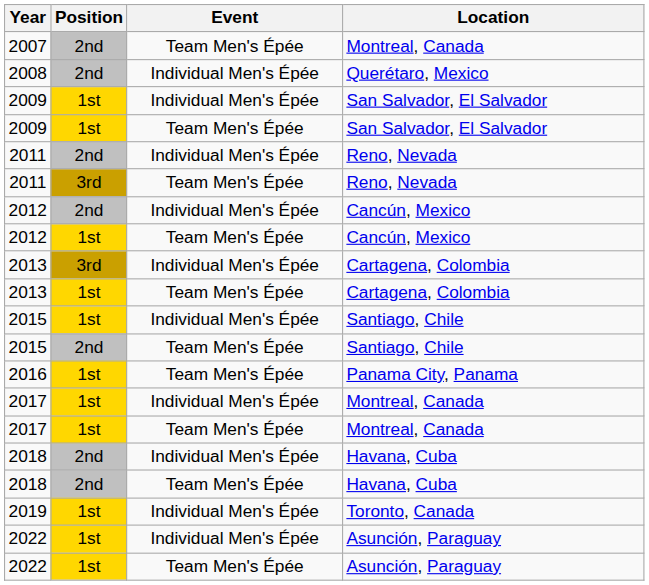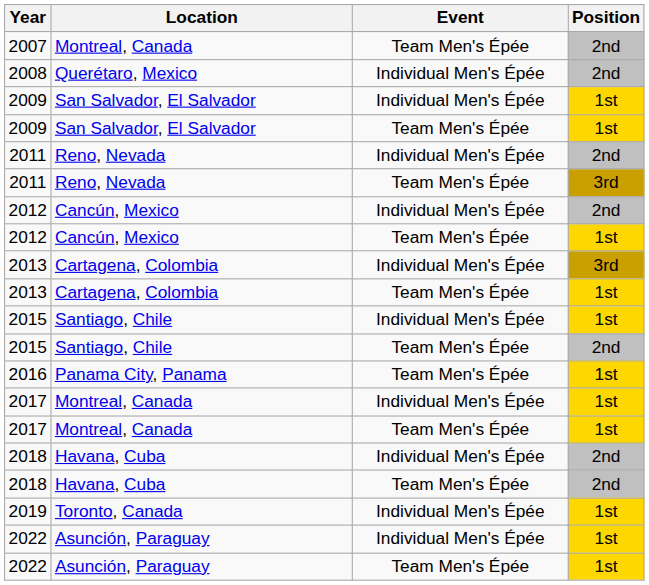columns swapped: (493, 18) <-> (89, 18)
